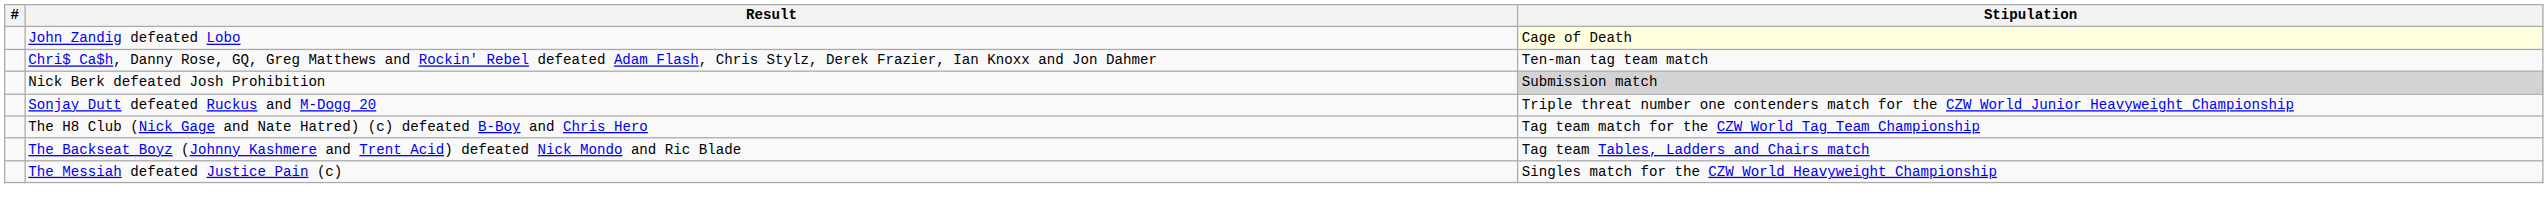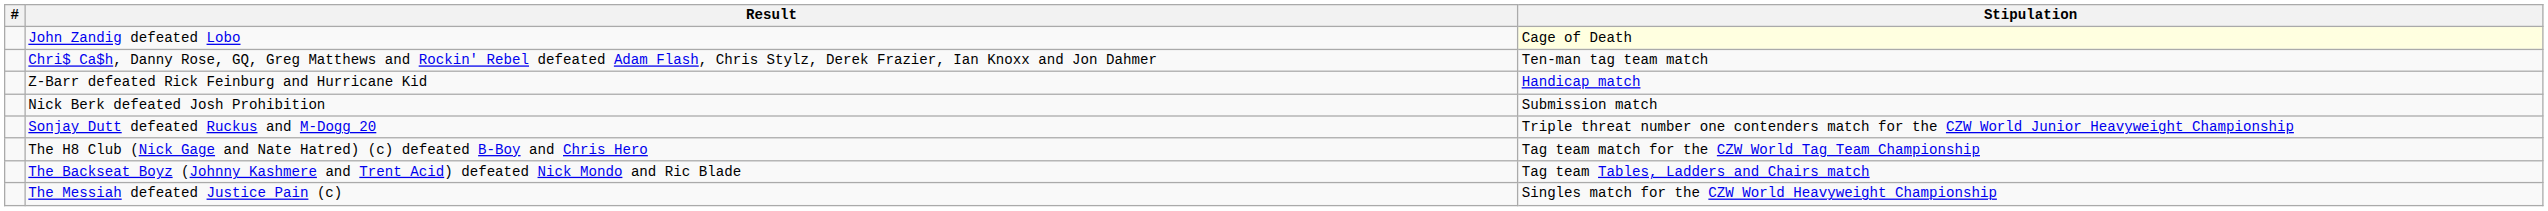+ row: (228, 83)
(1590, 83) lightgrey background -> (1590, 105) no background
